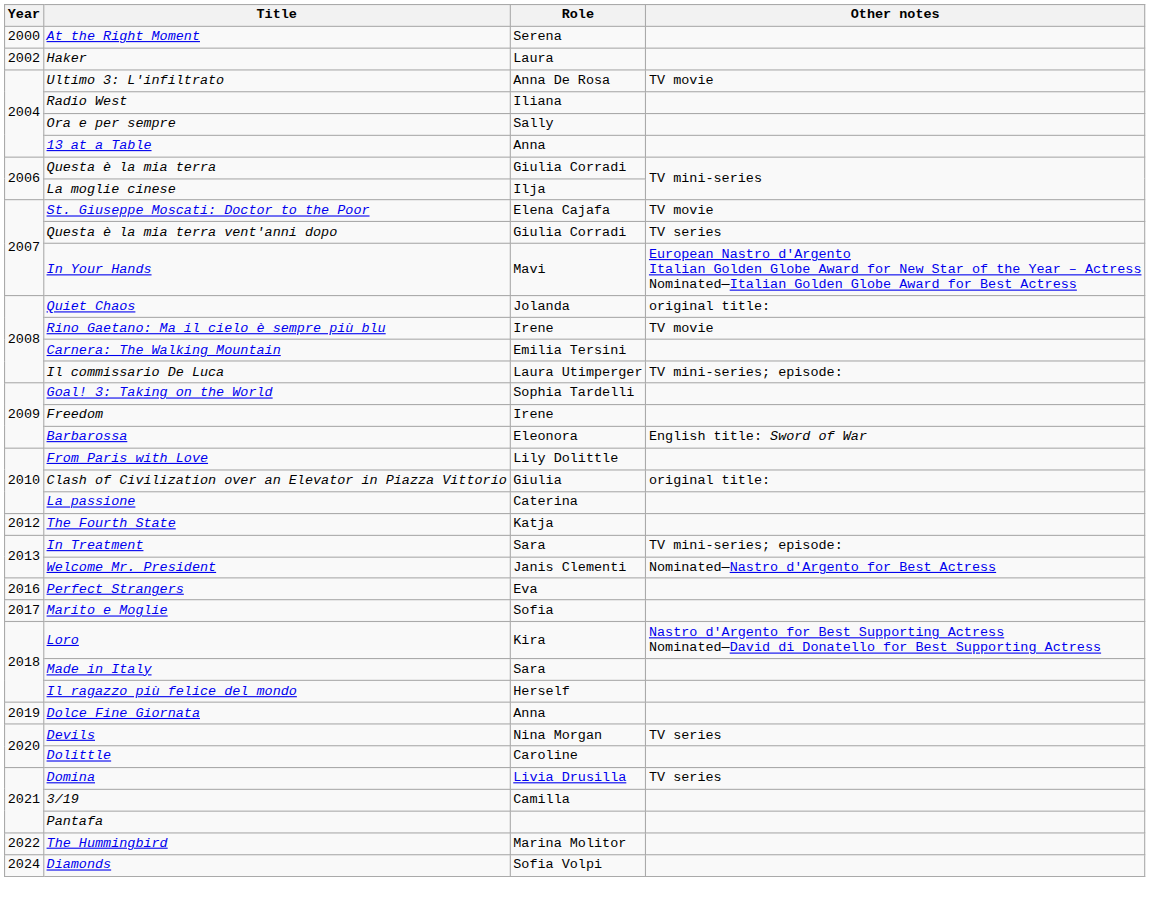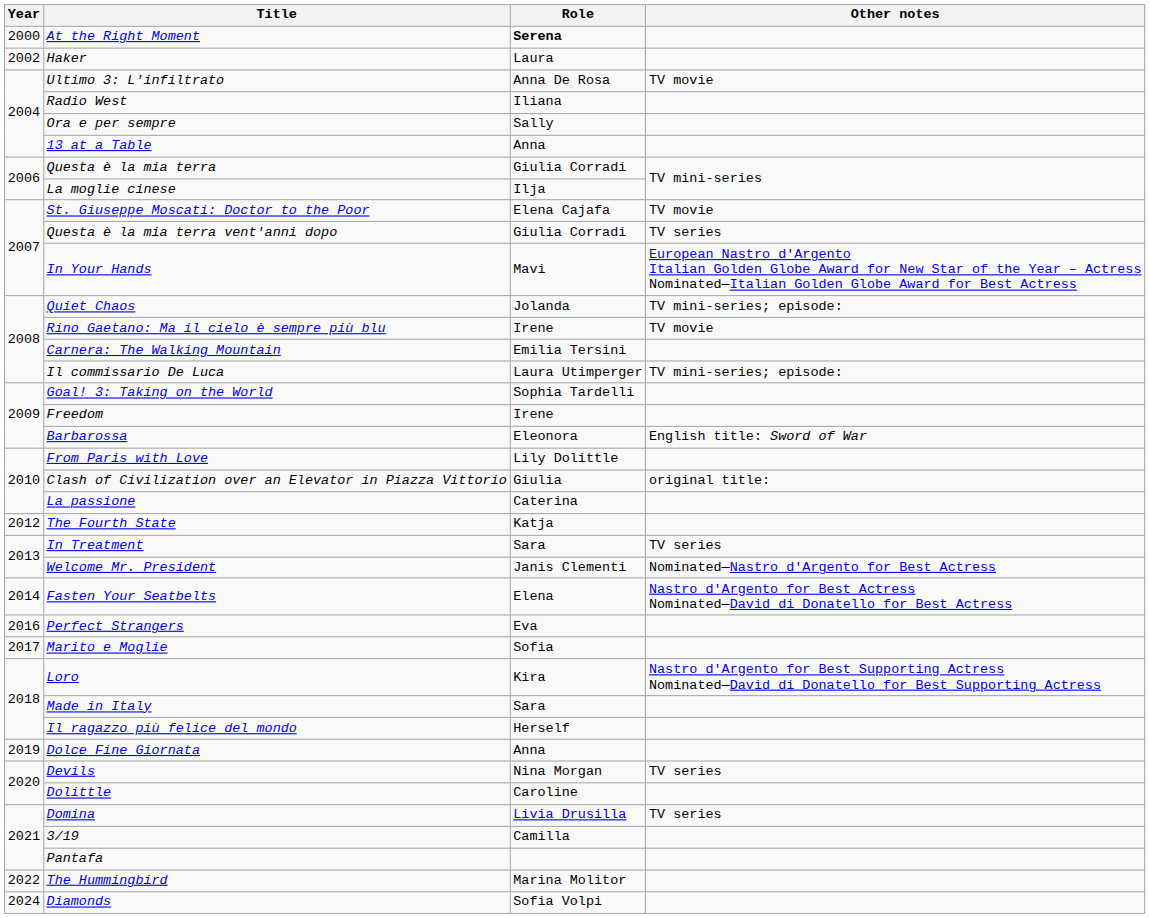(537, 37) normal -> (537, 37) bold
(710, 307) original title: -> (746, 307) TV mini-series; episode:
(746, 546) TV mini-series; episode: -> (685, 546) TV series
+ row: (131, 597)
